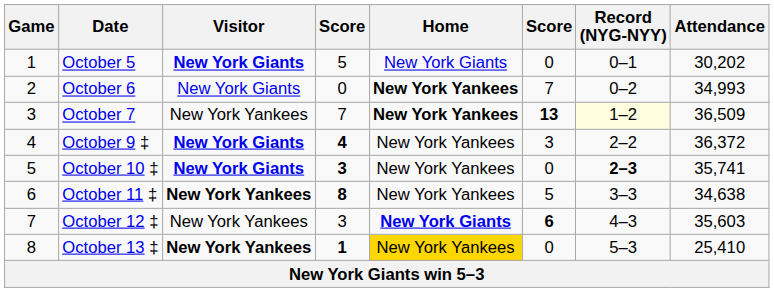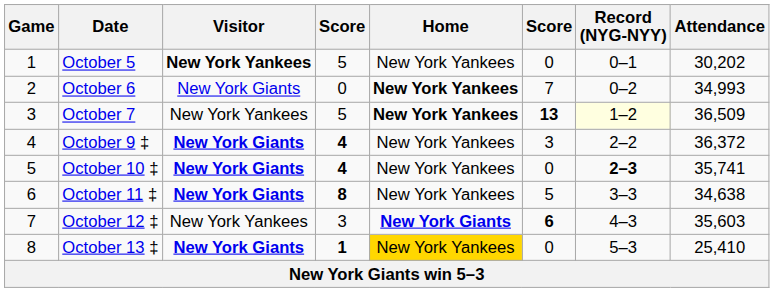(239, 62) New York Giants -> (239, 62) New York Yankees
(446, 62) New York Giants -> (446, 62) New York Yankees
(342, 115) 7 -> (342, 115) 5
(342, 168) 3 -> (342, 168) 4
(239, 194) New York Yankees -> (239, 194) New York Giants
(239, 247) New York Yankees -> (239, 247) New York Giants
